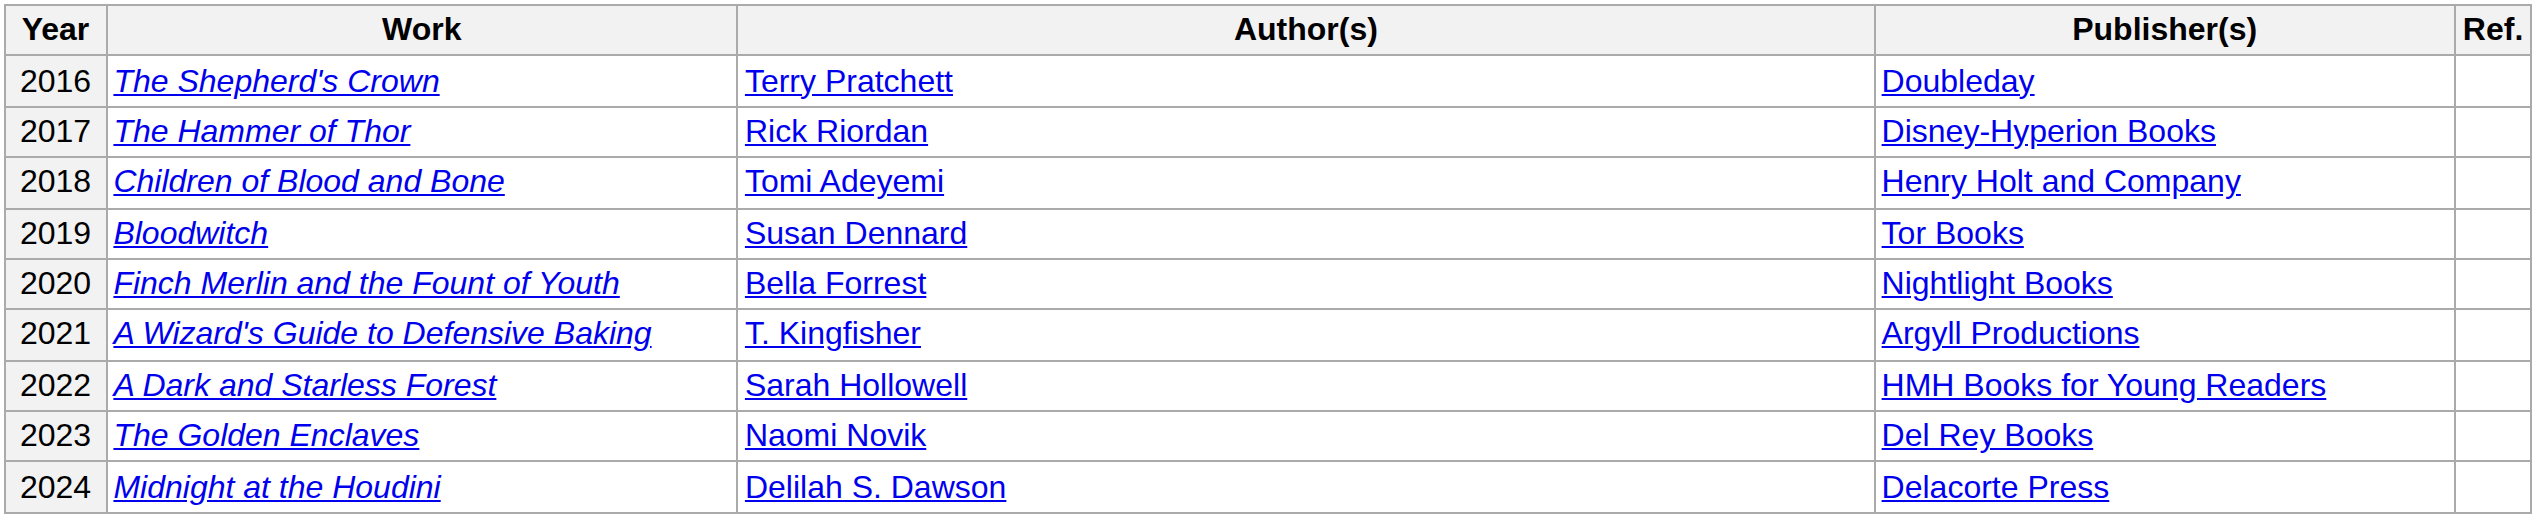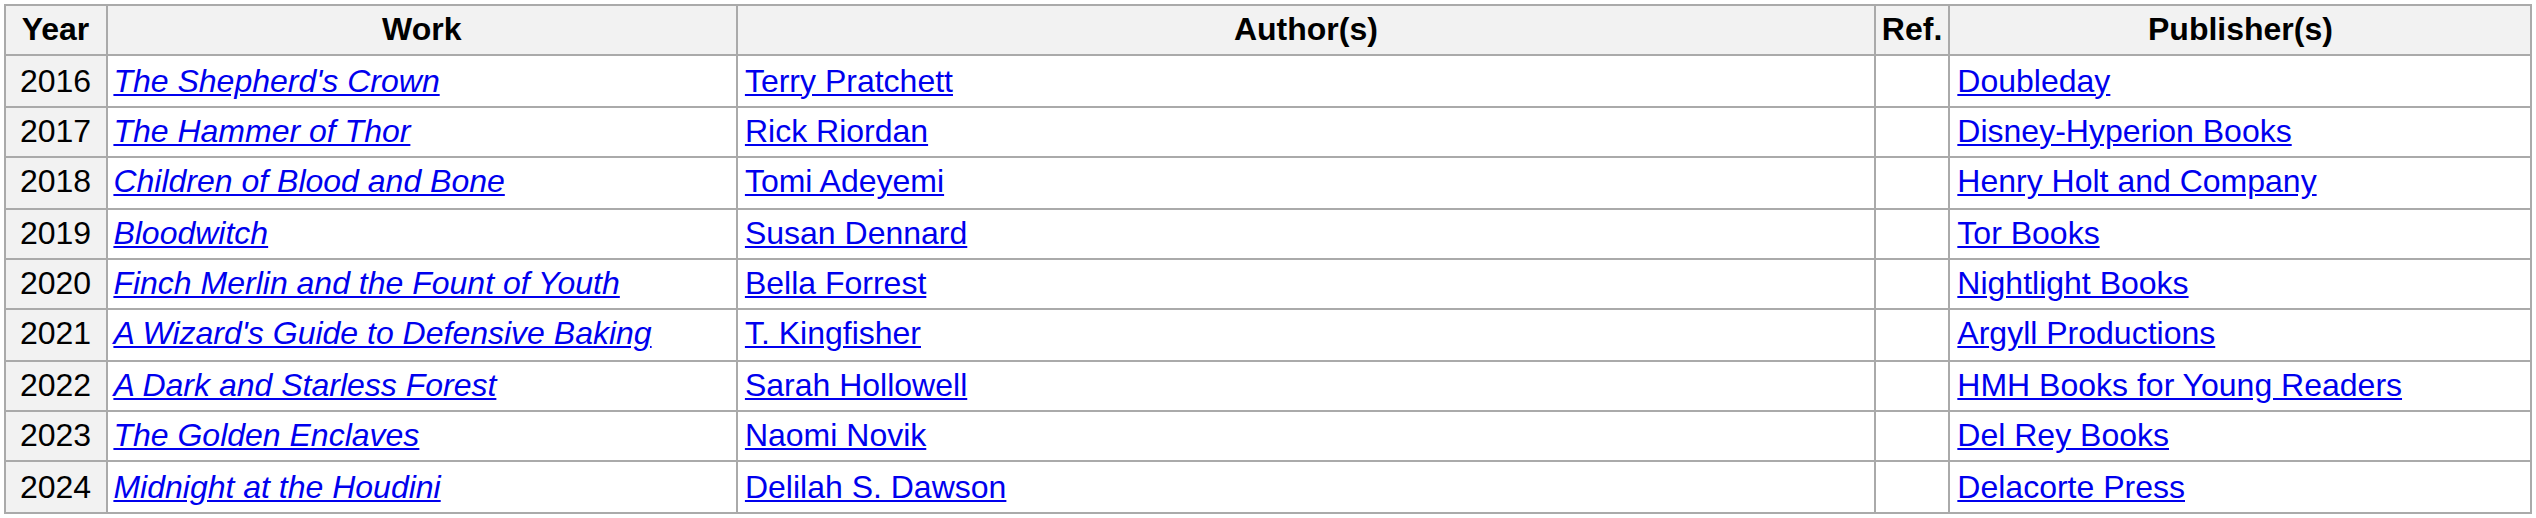columns swapped: (2165, 29) <-> (2493, 29)
